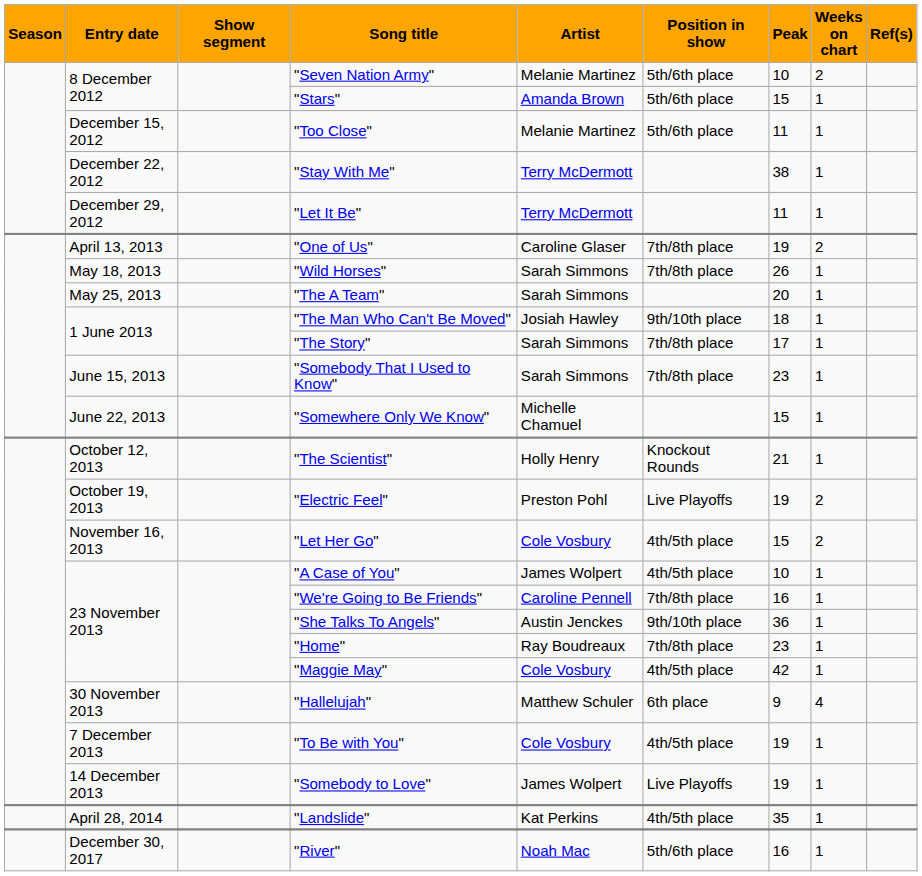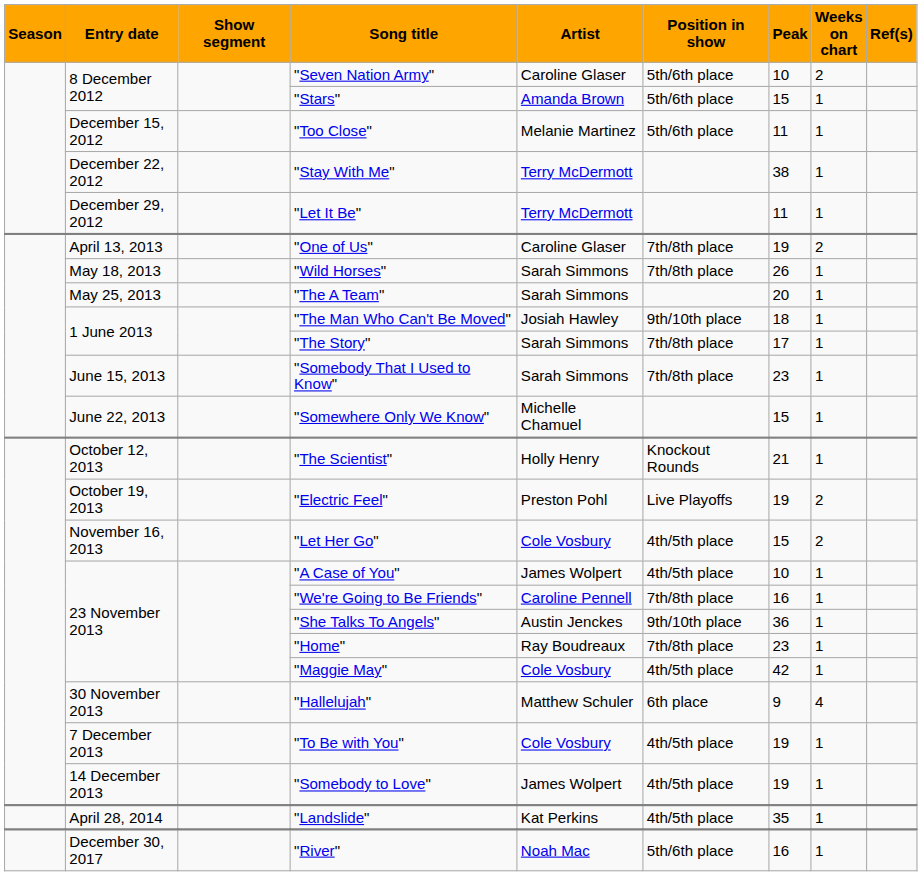(578, 75) Melanie Martinez -> (573, 75) Caroline Glaser
(690, 785) Live Playoffs -> (690, 785) 4th/5th place
